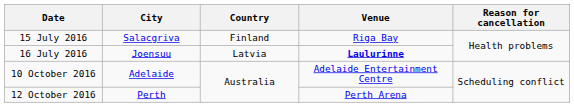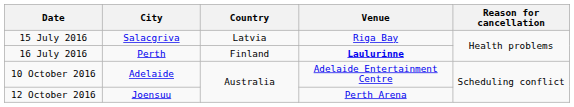(249, 38) Finland -> (249, 38) Latvia
(151, 53) Joensuu -> (151, 53) Perth
(249, 53) Latvia -> (249, 53) Finland
(151, 95) Perth -> (151, 95) Joensuu
